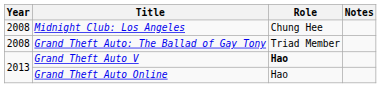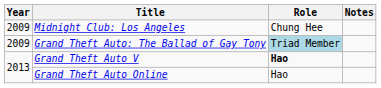(18, 28) 2008 -> (18, 28) 2009
(18, 44) 2008 -> (18, 44) 2009
(305, 44) no background -> (305, 44) lightblue background
